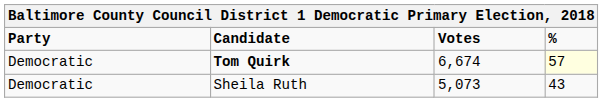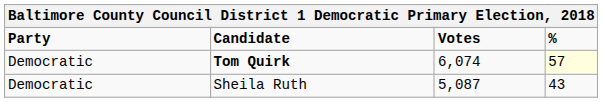(459, 62) 6,674 -> (459, 62) 6,074
(459, 85) 5,073 -> (459, 85) 5,087
